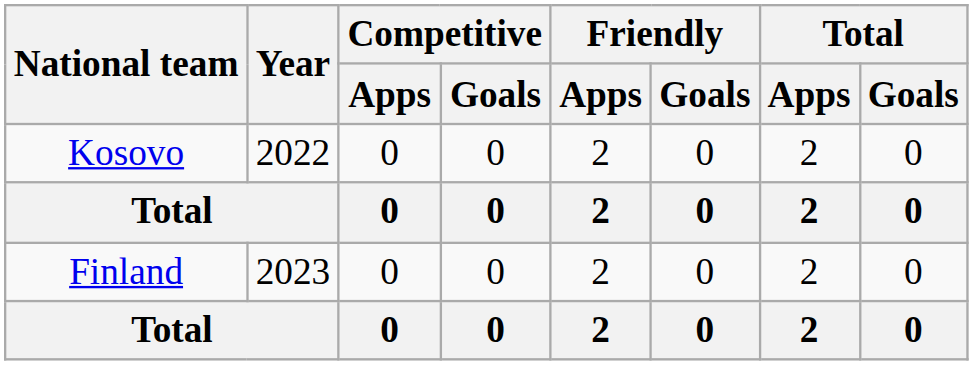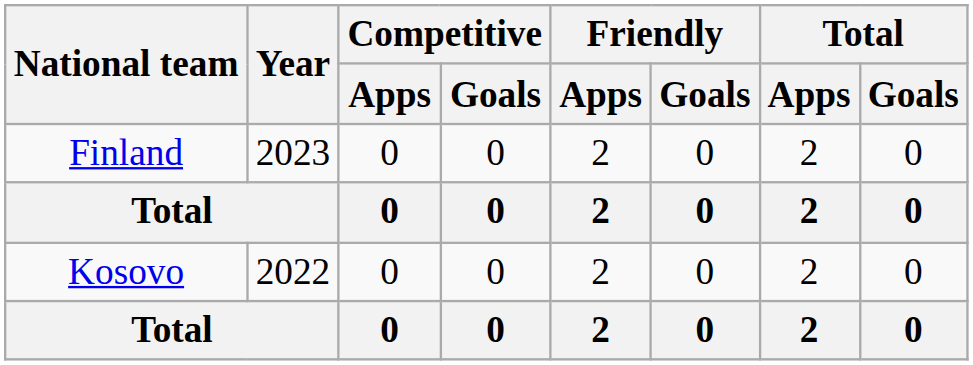rows swapped: (126, 152) <-> (126, 270)
